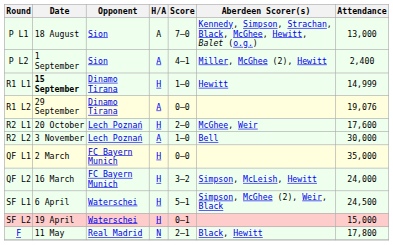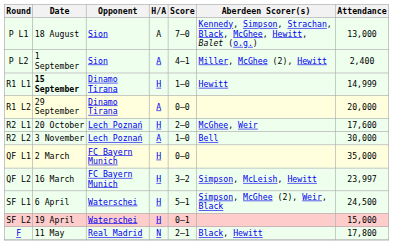(362, 107) 19,076 -> (362, 107) 20,000
(362, 179) 24,000 -> (362, 179) 23,997
